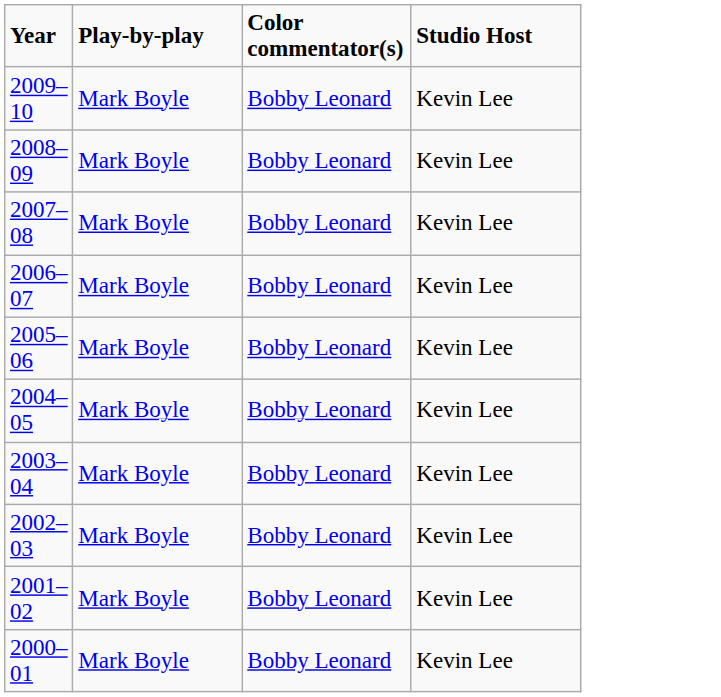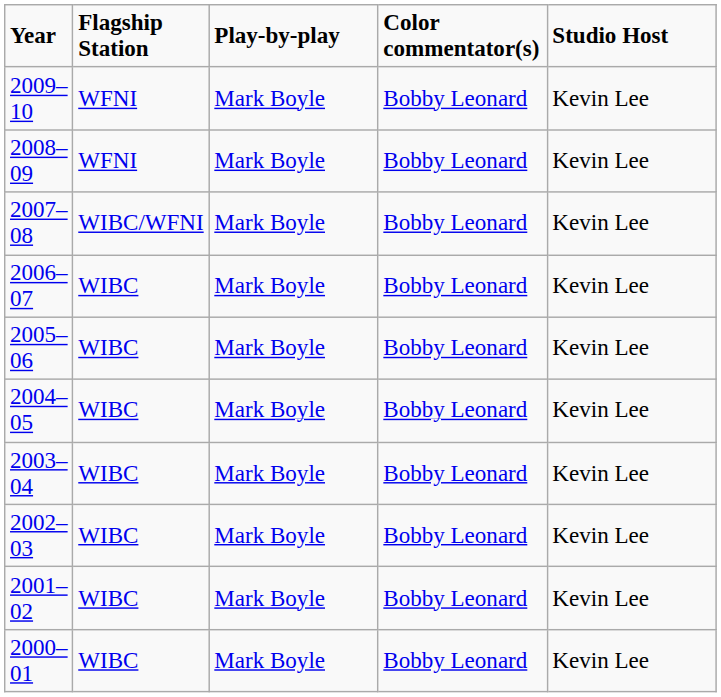+ column: (121, 35)
